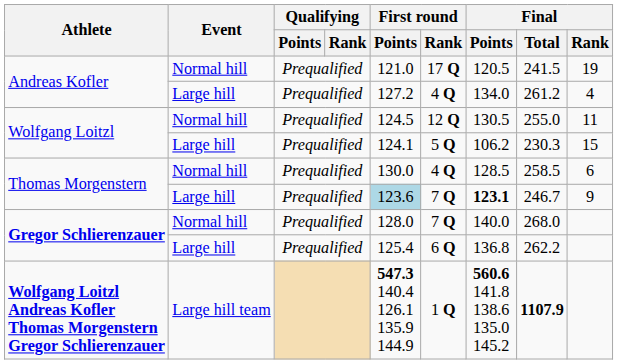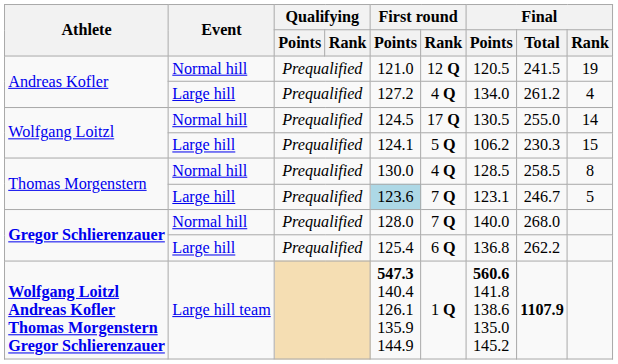(443, 68) 17 Q -> (443, 68) 12 Q
(443, 119) 12 Q -> (443, 119) 17 Q
(590, 119) 11 -> (590, 119) 14
(590, 171) 6 -> (590, 171) 8
(491, 196) bold -> (491, 196) normal
(590, 196) 9 -> (590, 196) 5
